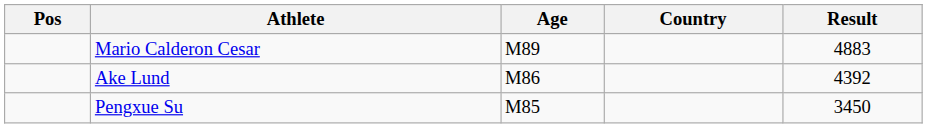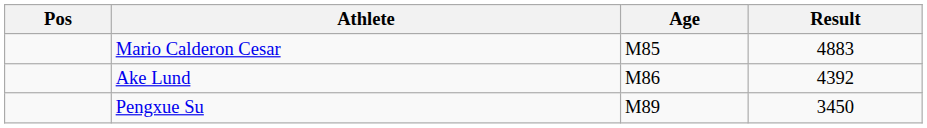- column: (693, 19)
(522, 48) M89 -> (642, 48) M85
(522, 107) M85 -> (642, 107) M89
